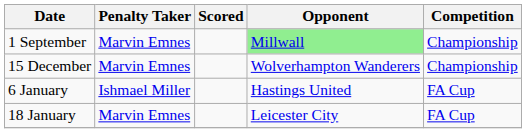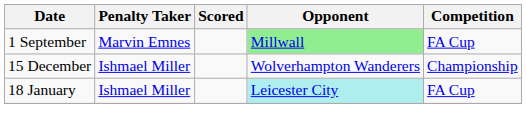(472, 41) Championship -> (451, 41) FA Cup
(144, 66) Marvin Emnes -> (144, 66) Ishmael Miller
- row: (38, 90)
(144, 115) Marvin Emnes -> (144, 90) Ishmael Miller
(295, 115) no background -> (295, 90) paleturquoise background
